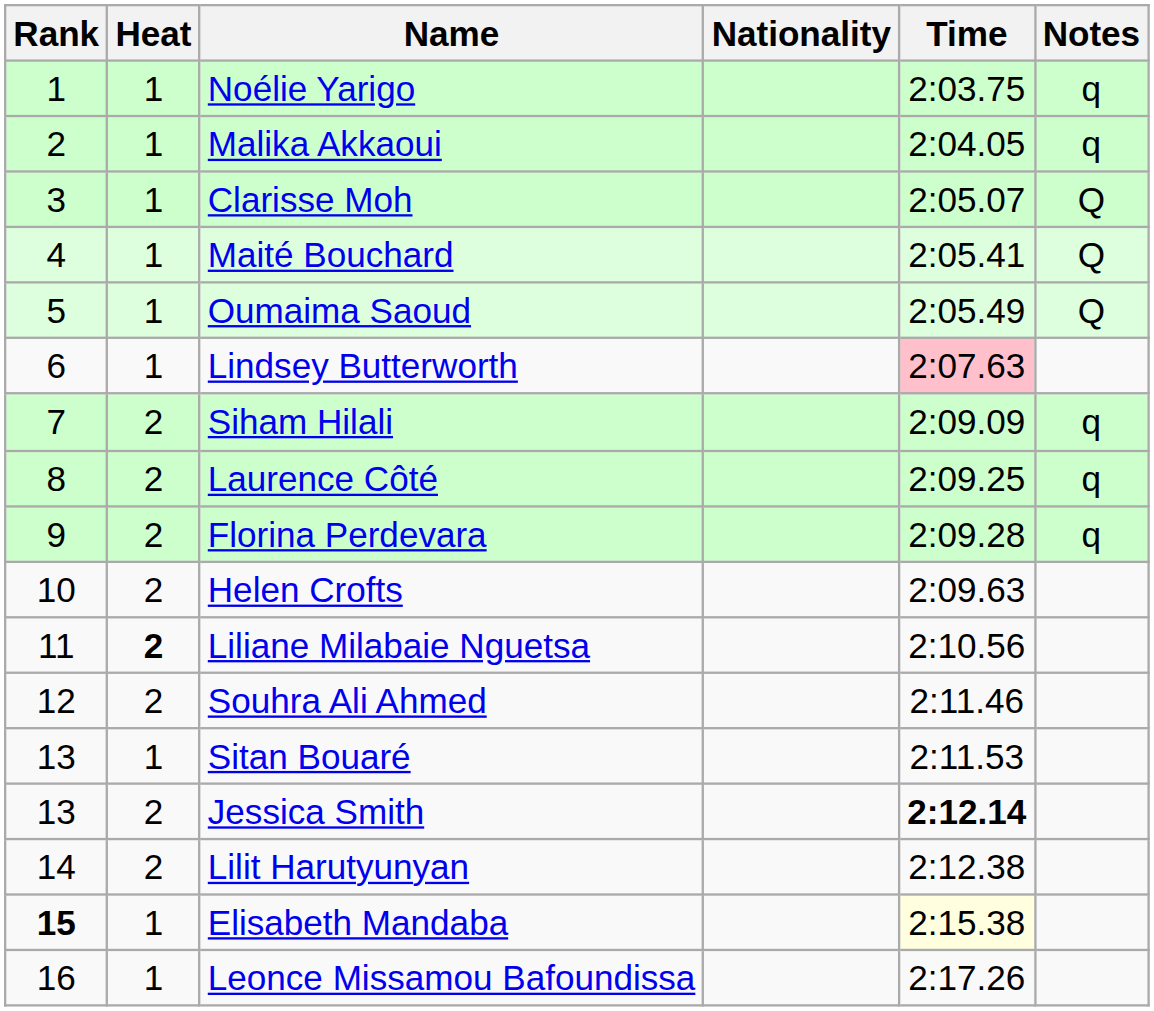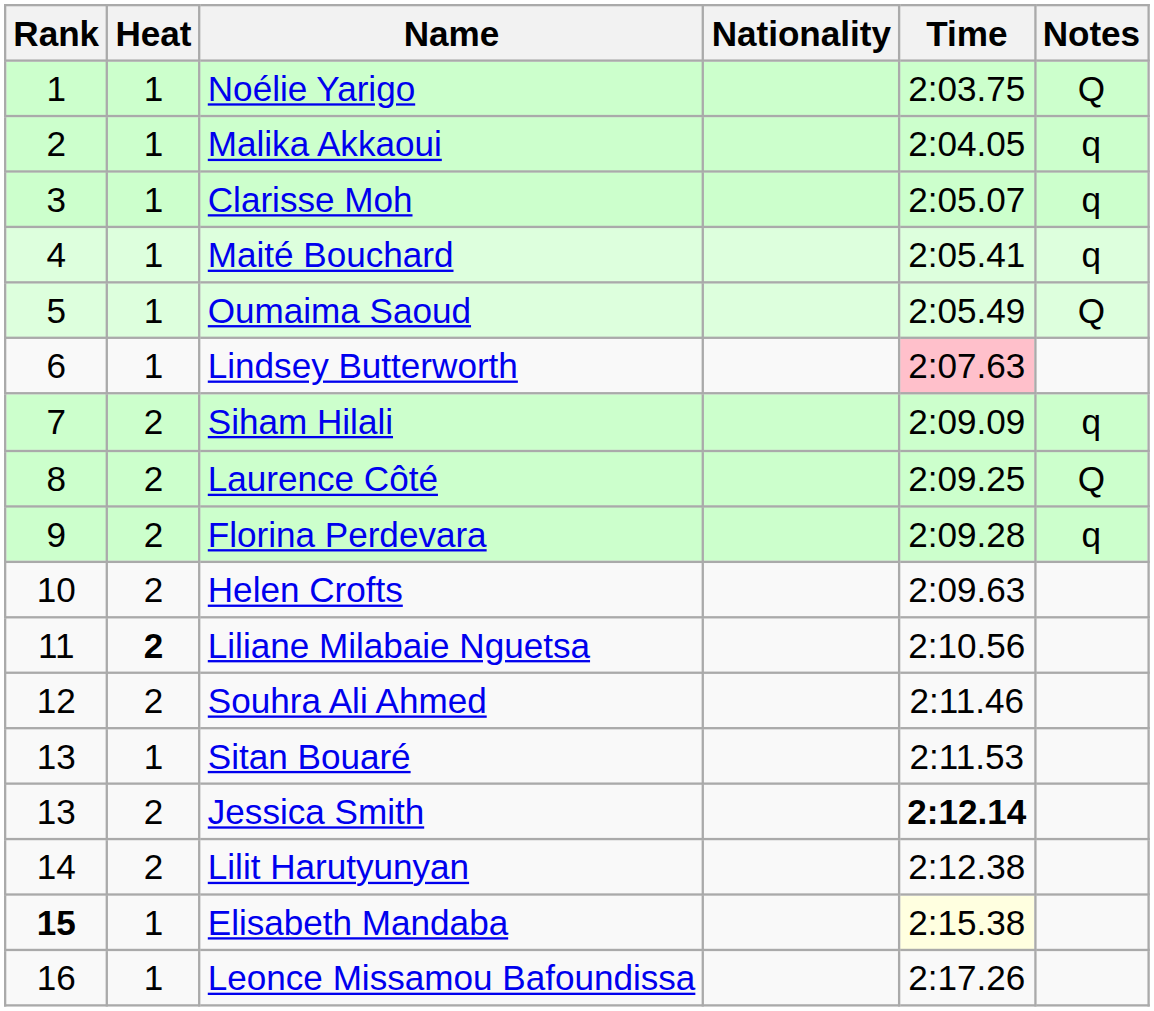(1091, 89) q -> (1091, 89) Q
(1091, 200) Q -> (1091, 200) q
(1091, 255) Q -> (1091, 255) q
(1091, 478) q -> (1091, 478) Q
